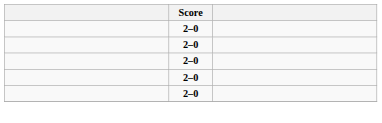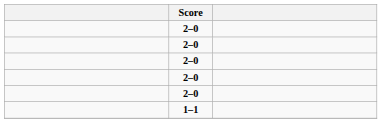+ row: (87, 110)
